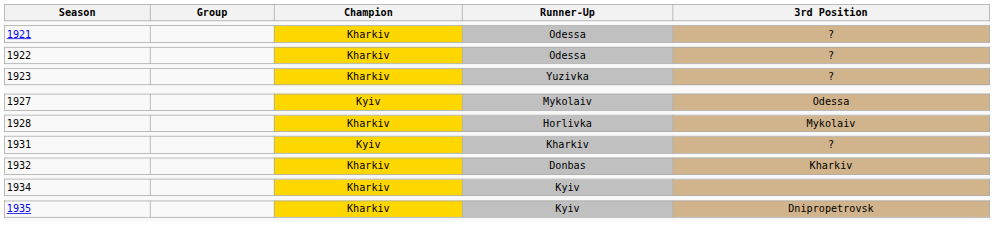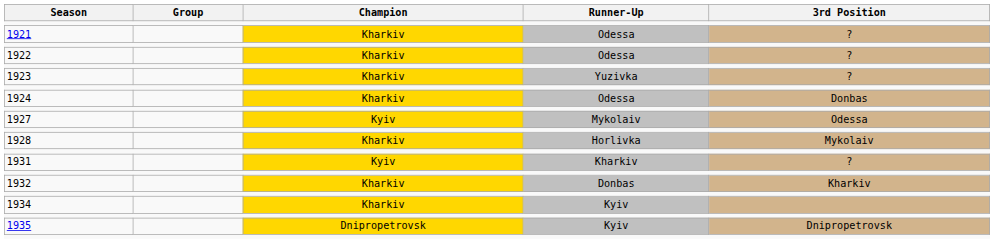+ row: (19, 98)
(368, 209) Kharkiv -> (383, 226) Dnipropetrovsk
